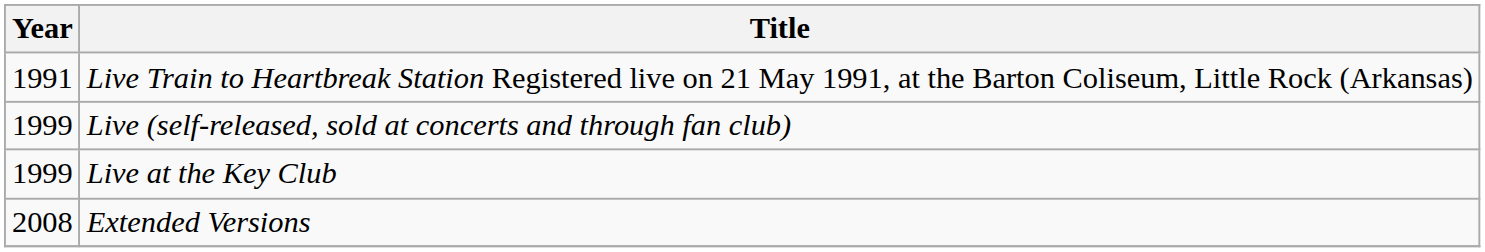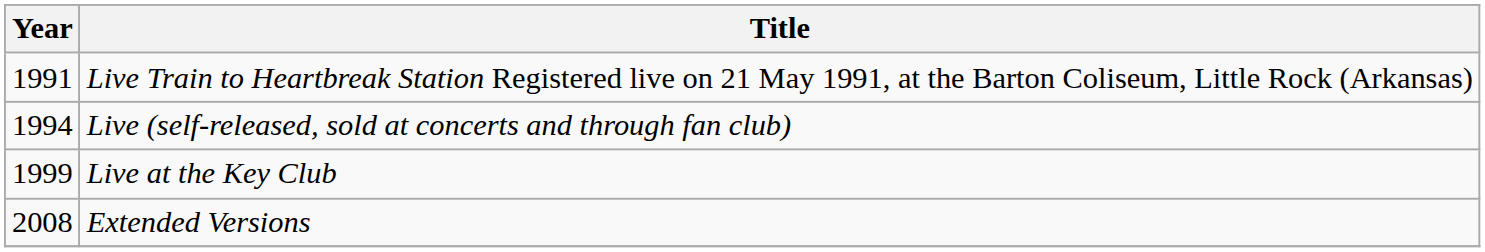(42, 125) 1999 -> (42, 125) 1994
